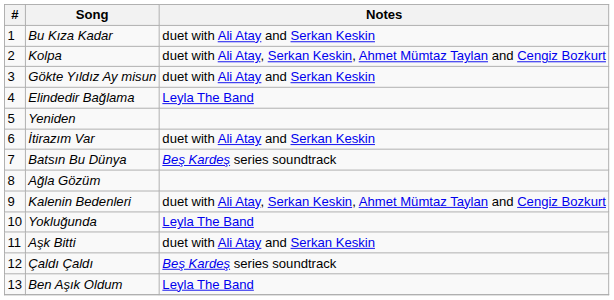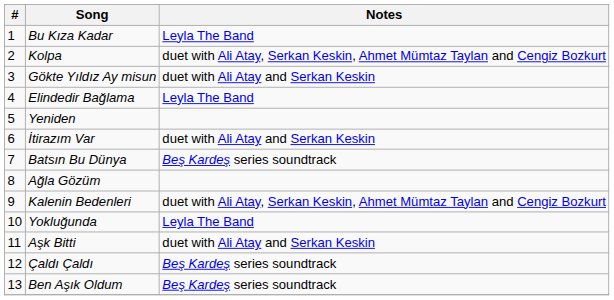(269, 36) duet with Ali Atay and Serkan Keskin -> (208, 36) Leyla The Band
(208, 284) Leyla The Band -> (249, 284) Beş Kardeş series soundtrack
